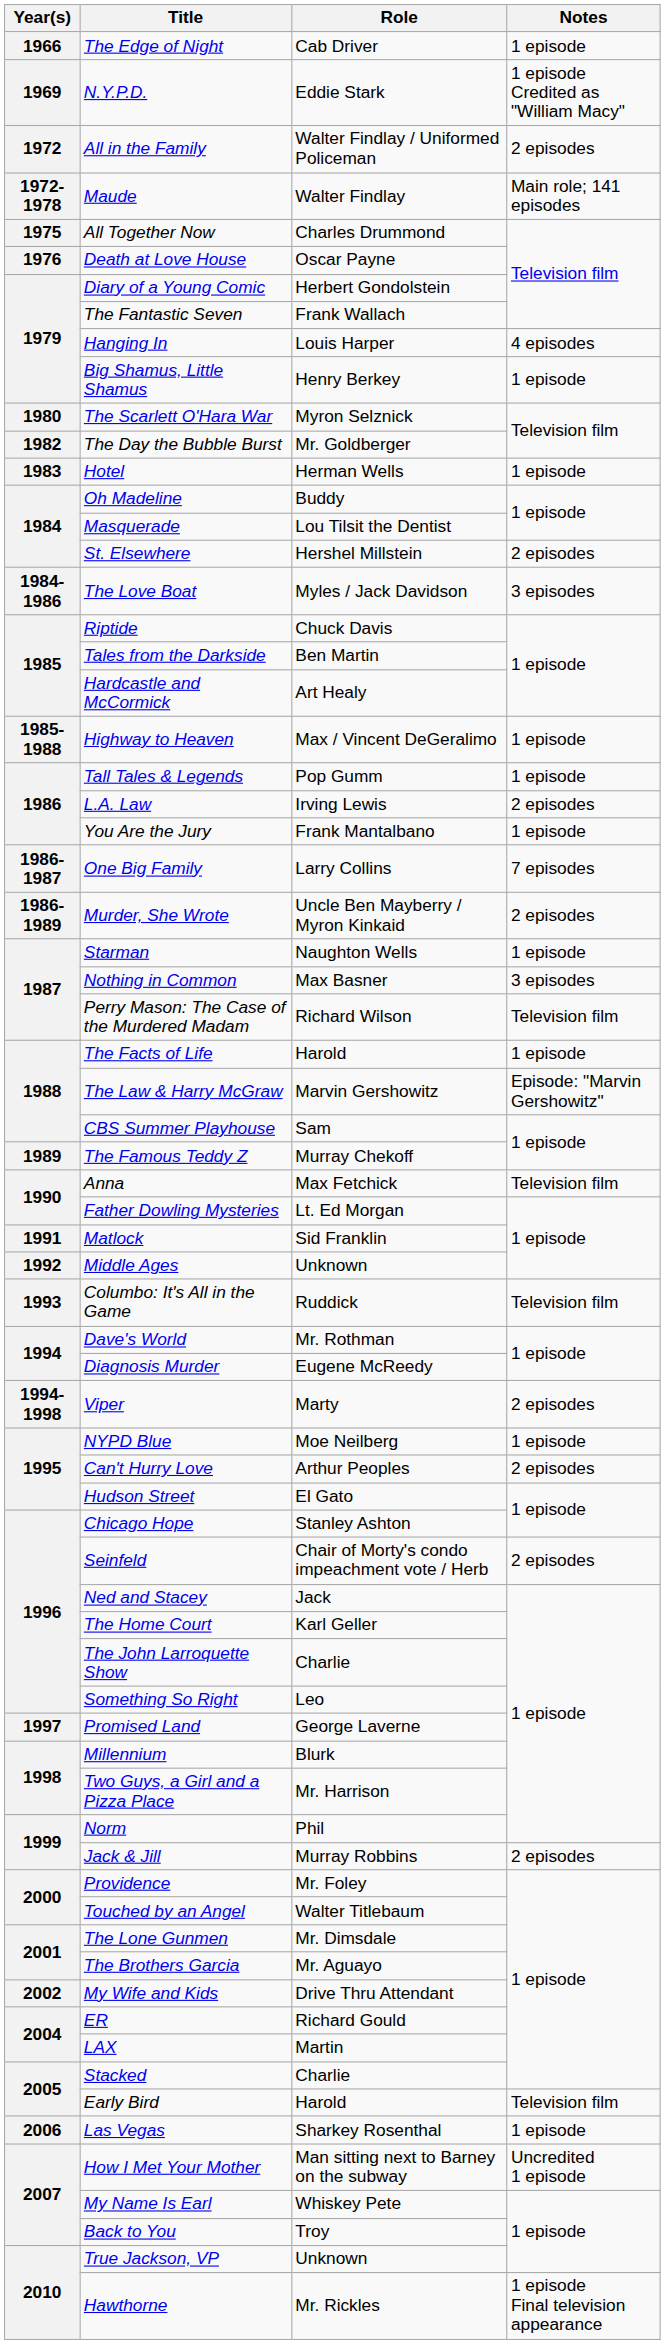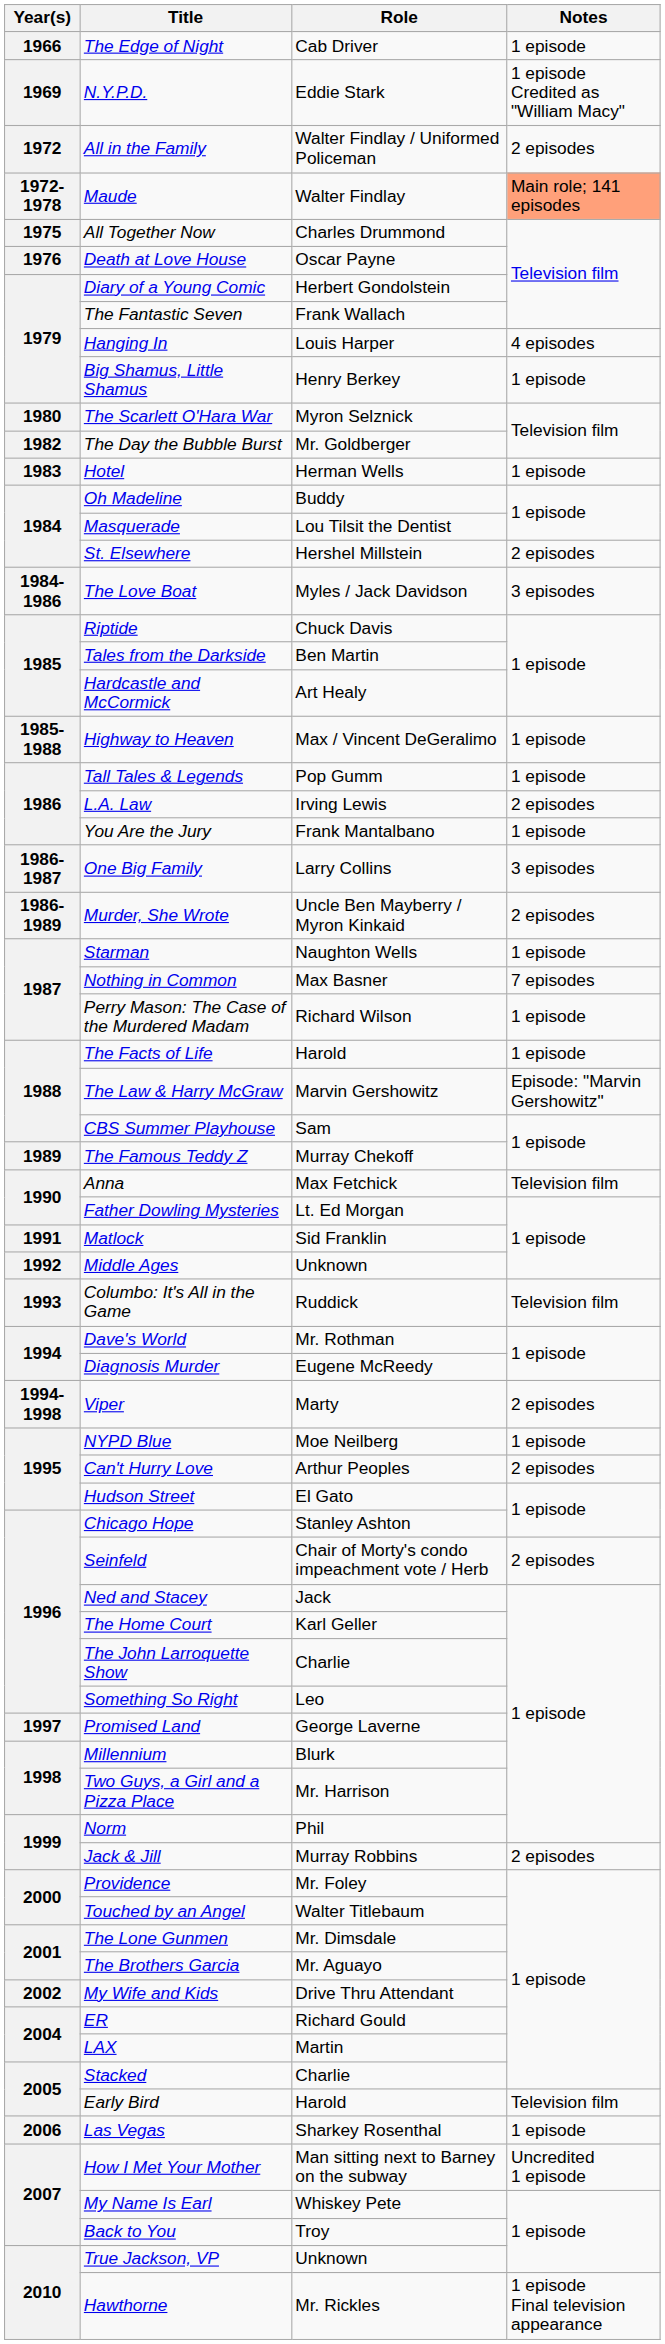(566, 195) no background -> (566, 195) lightsalmon background
(553, 868) 7 episodes -> (553, 868) 3 episodes
(553, 979) 3 episodes -> (553, 979) 7 episodes
(565, 1017) Television film -> (548, 1017) 1 episode
